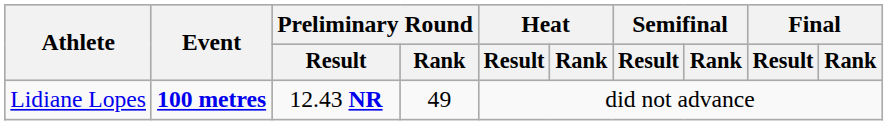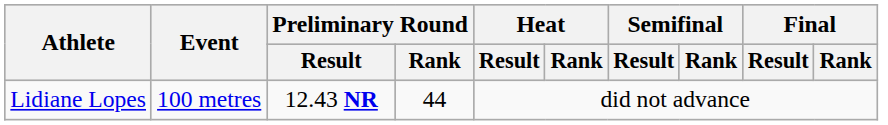(212, 100) bold -> (209, 100) normal
(439, 100) 49 -> (435, 100) 44
